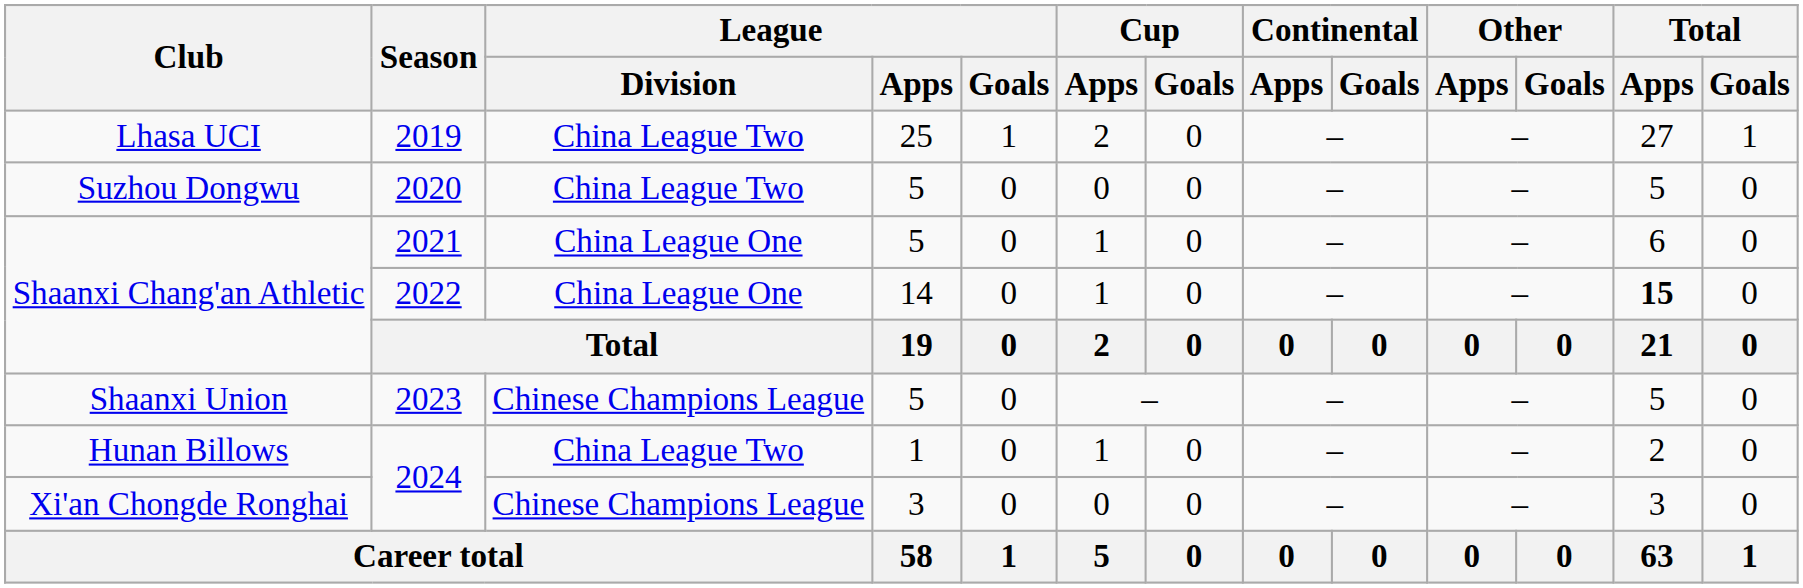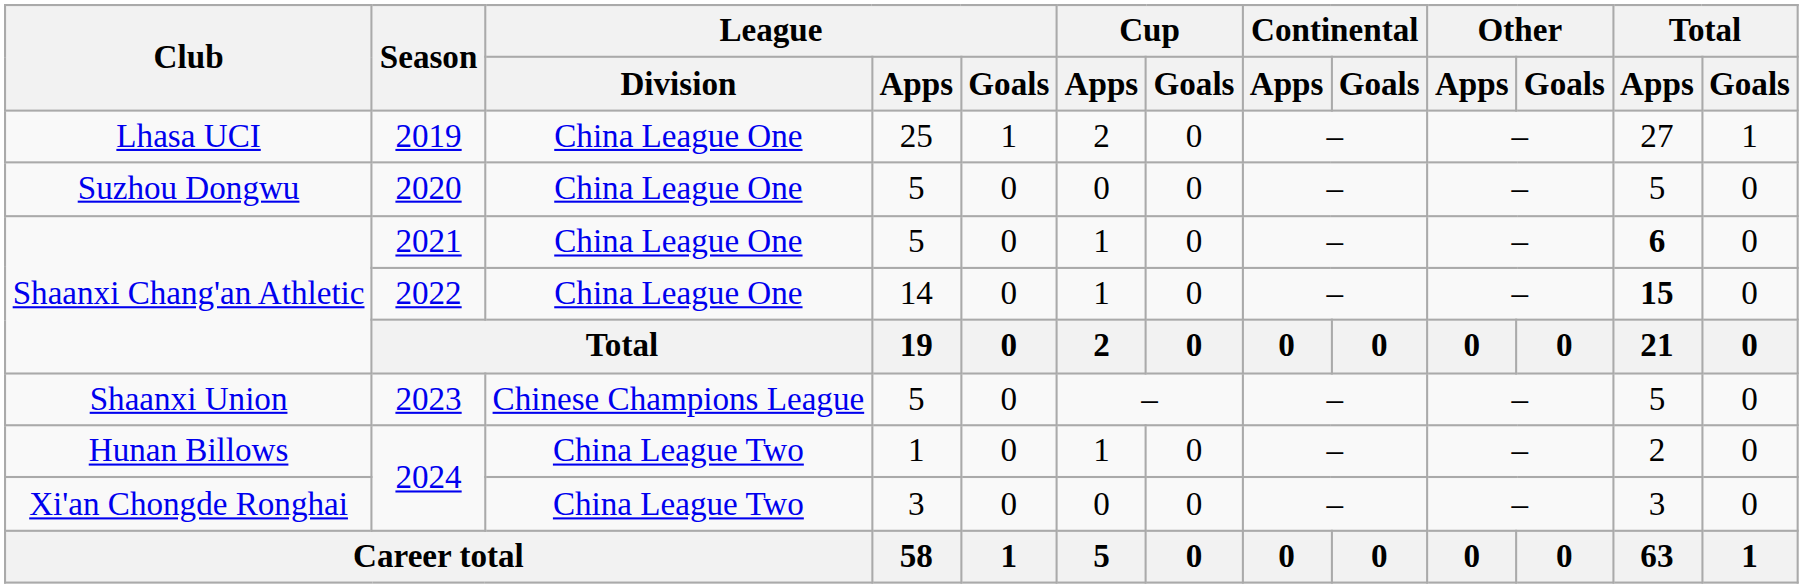(678, 135) China League Two -> (678, 135) China League One
(678, 188) China League Two -> (678, 188) China League One
(1657, 240) normal -> (1657, 240) bold
(678, 503) Chinese Champions League -> (678, 503) China League Two
